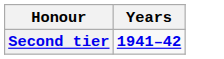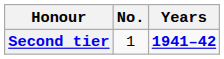+ column: (131, 17)
